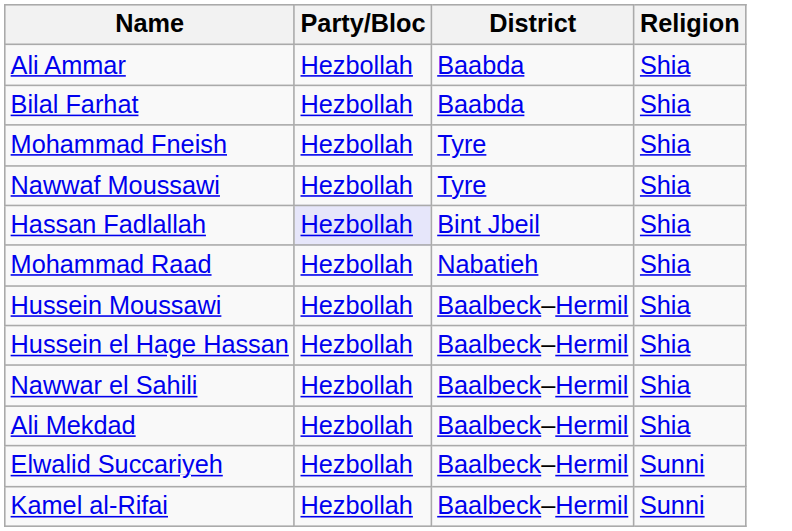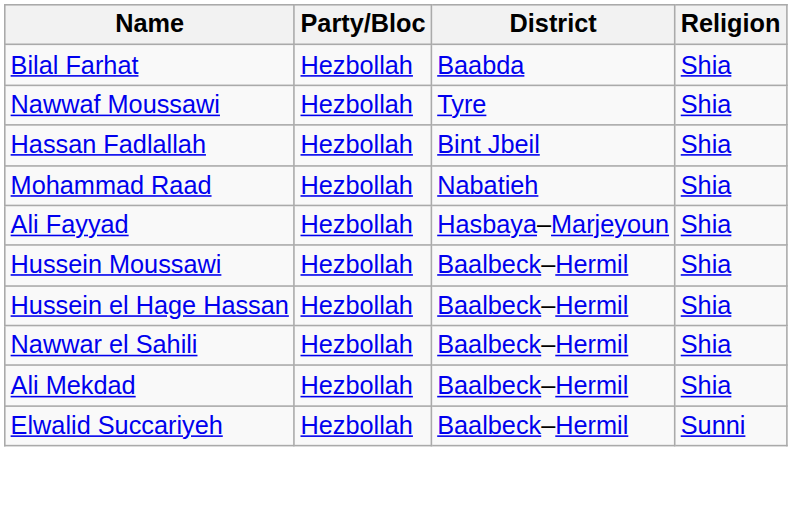- row: (68, 64)
- row: (119, 144)
(357, 225) lavender background -> (357, 144) no background
+ row: (70, 225)
- row: (89, 505)
